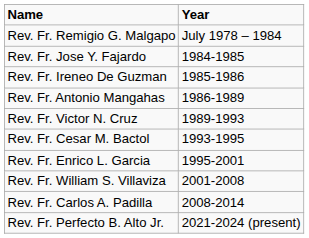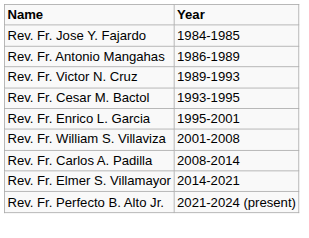- row: (92, 35)
- row: (87, 77)
+ row: (89, 181)
